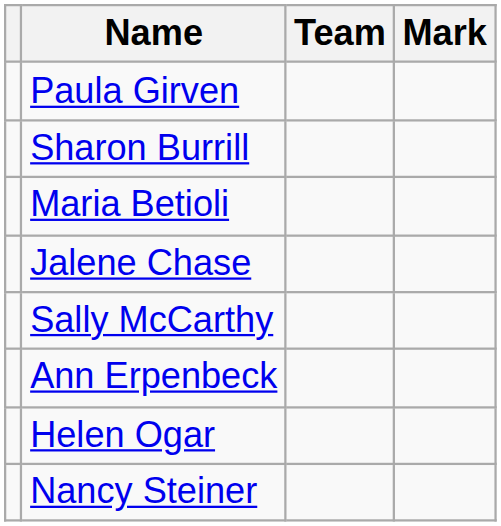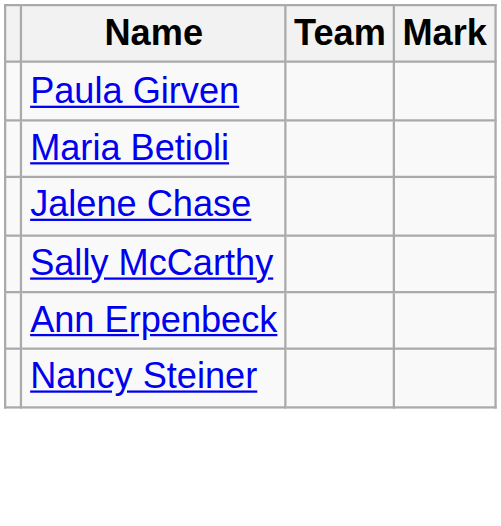- row: (140, 147)
- row: (123, 434)
